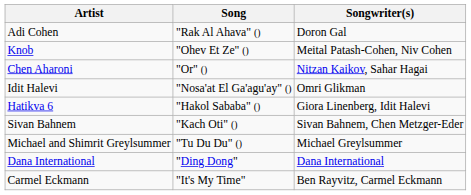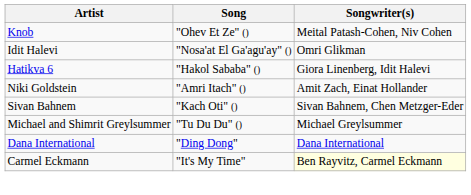- row: (33, 32)
- row: (40, 69)
+ row: (42, 87)
(369, 180) no background -> (369, 161) lightyellow background
